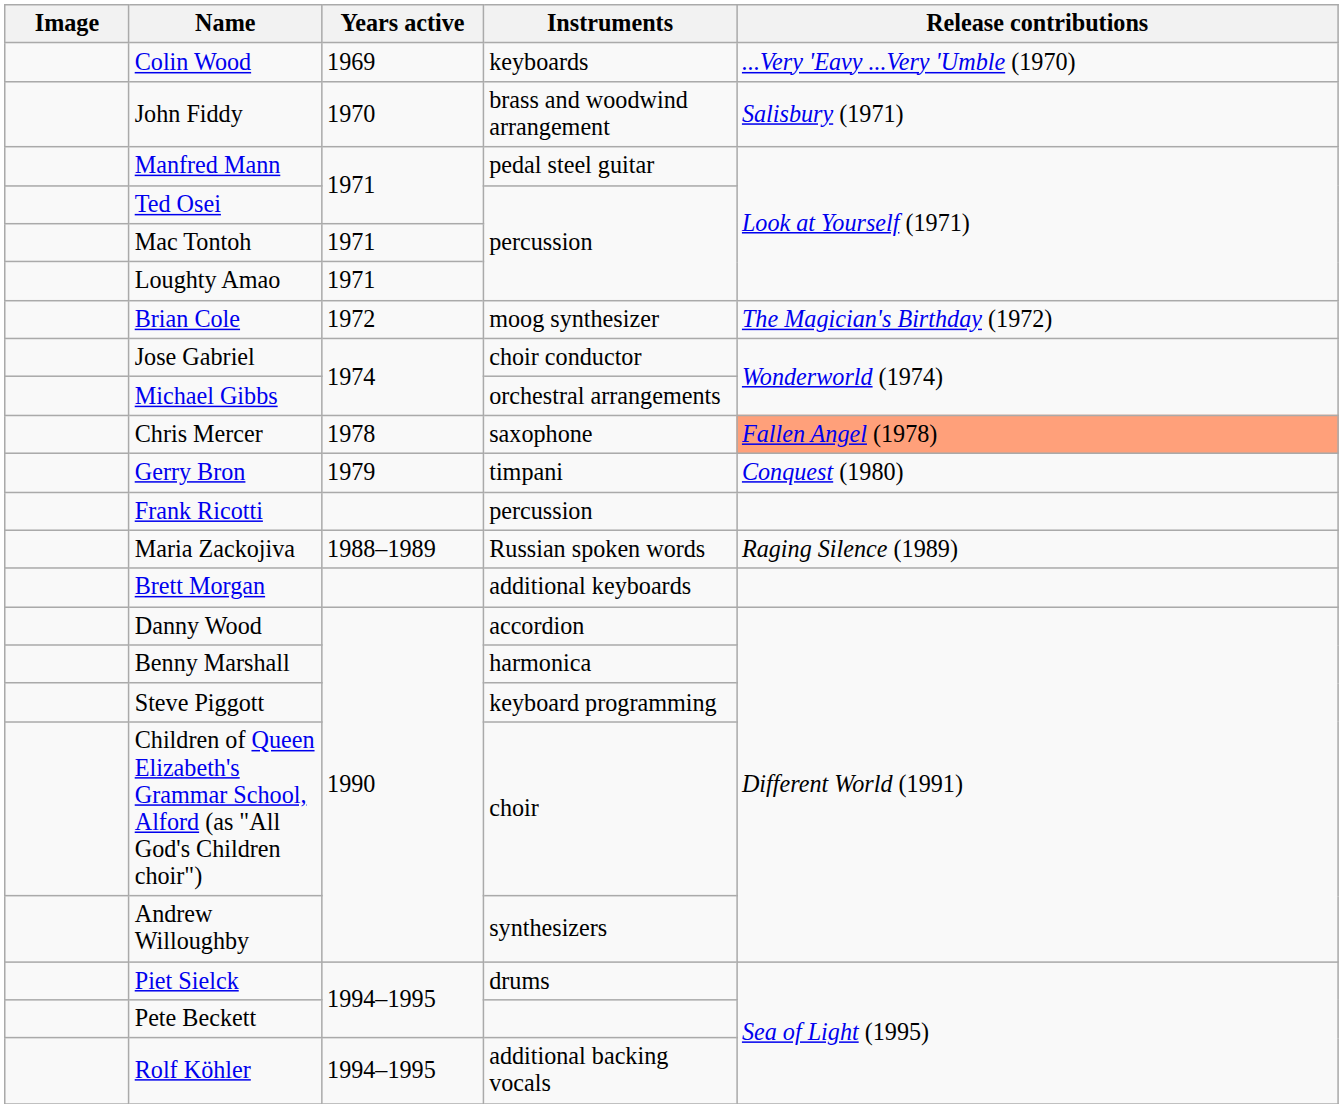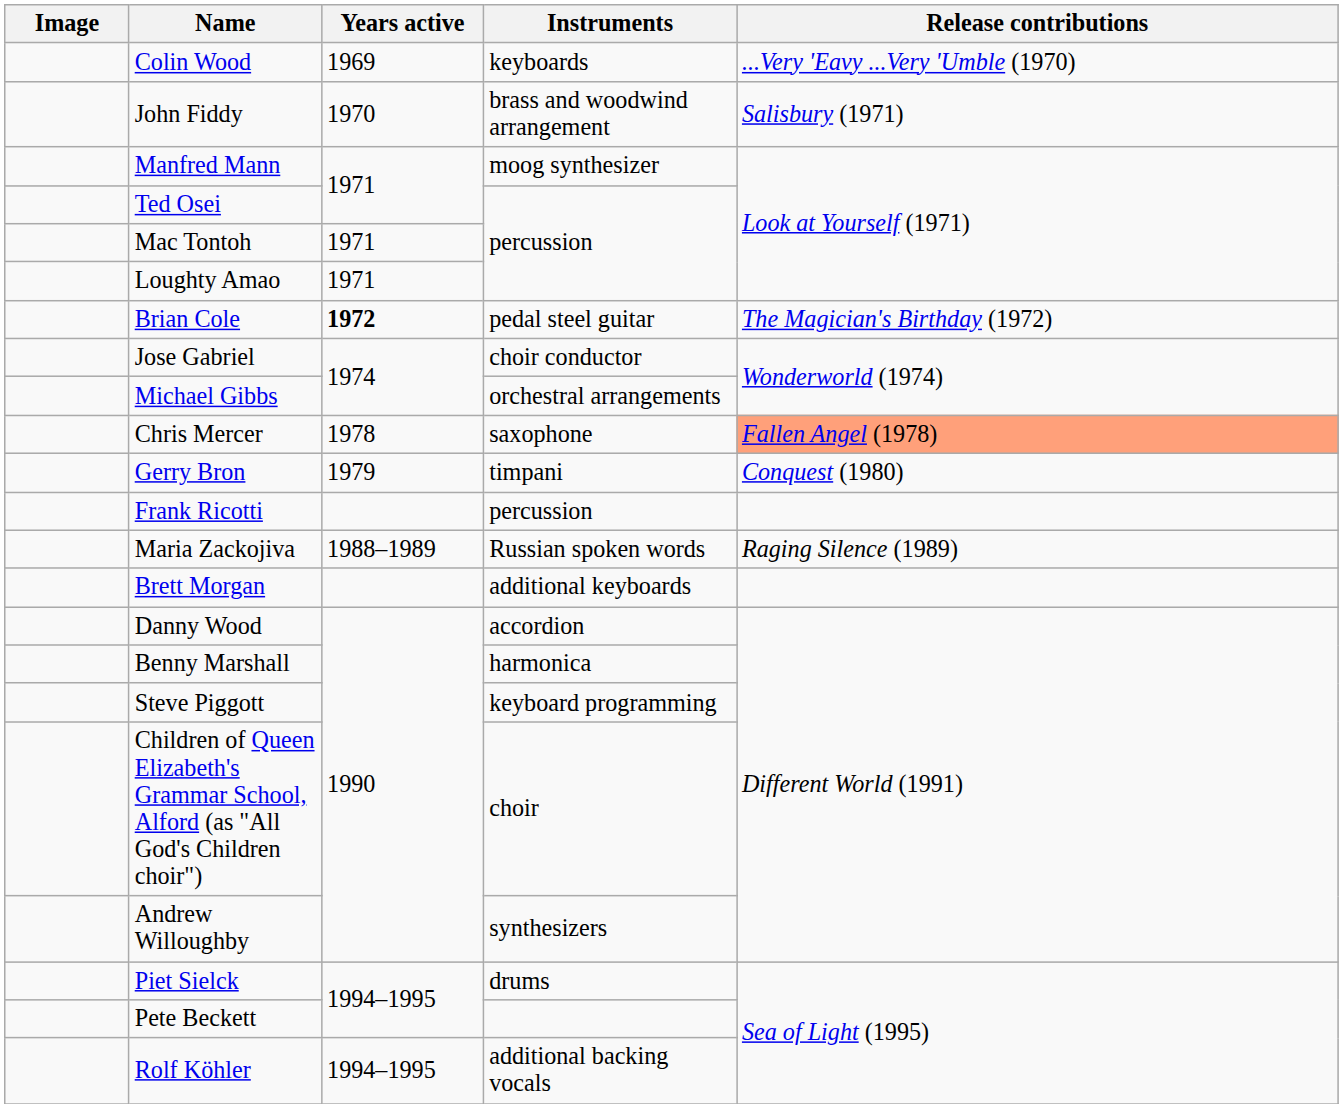(572, 165) pedal steel guitar -> (574, 165) moog synthesizer
(351, 319) normal -> (351, 319) bold
(574, 319) moog synthesizer -> (572, 319) pedal steel guitar
